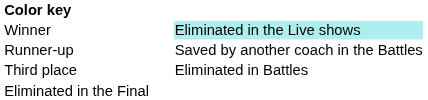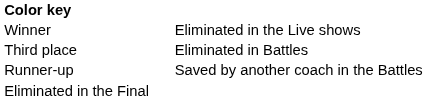(268, 30) paleturquoise background -> (268, 30) no background
rows swapped: (39, 50) <-> (41, 70)
